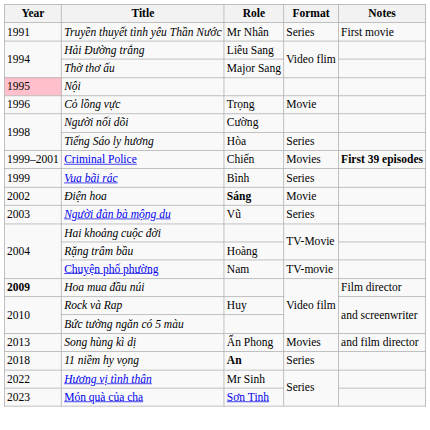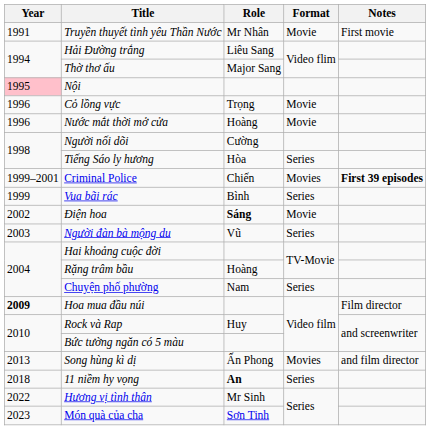(300, 31) Series -> (301, 31) Movie
+ row: (116, 123)
(310, 269) TV-movie -> (300, 287) Series
